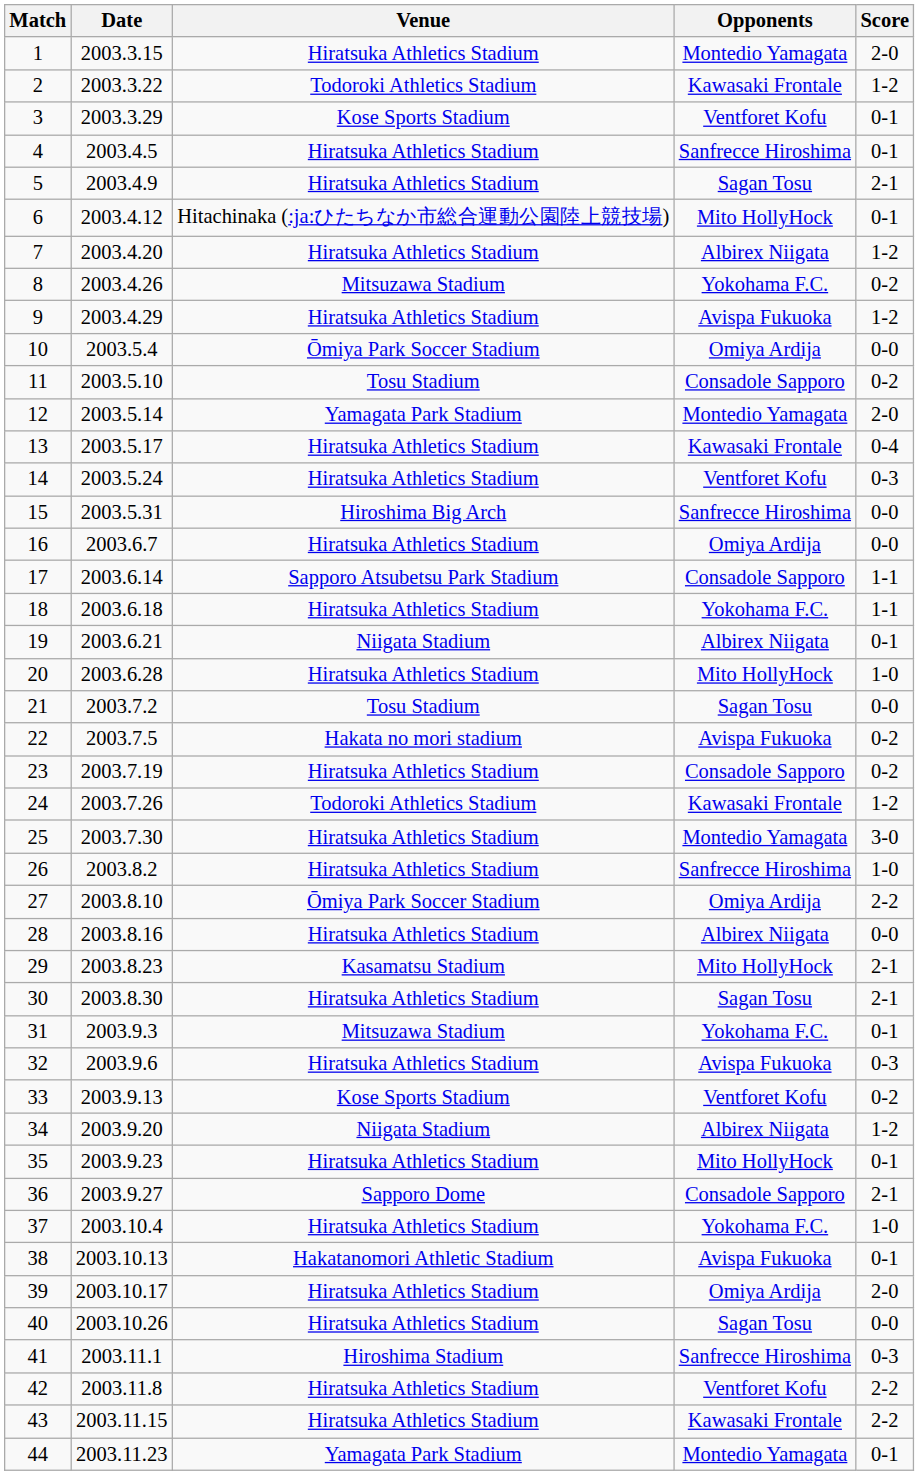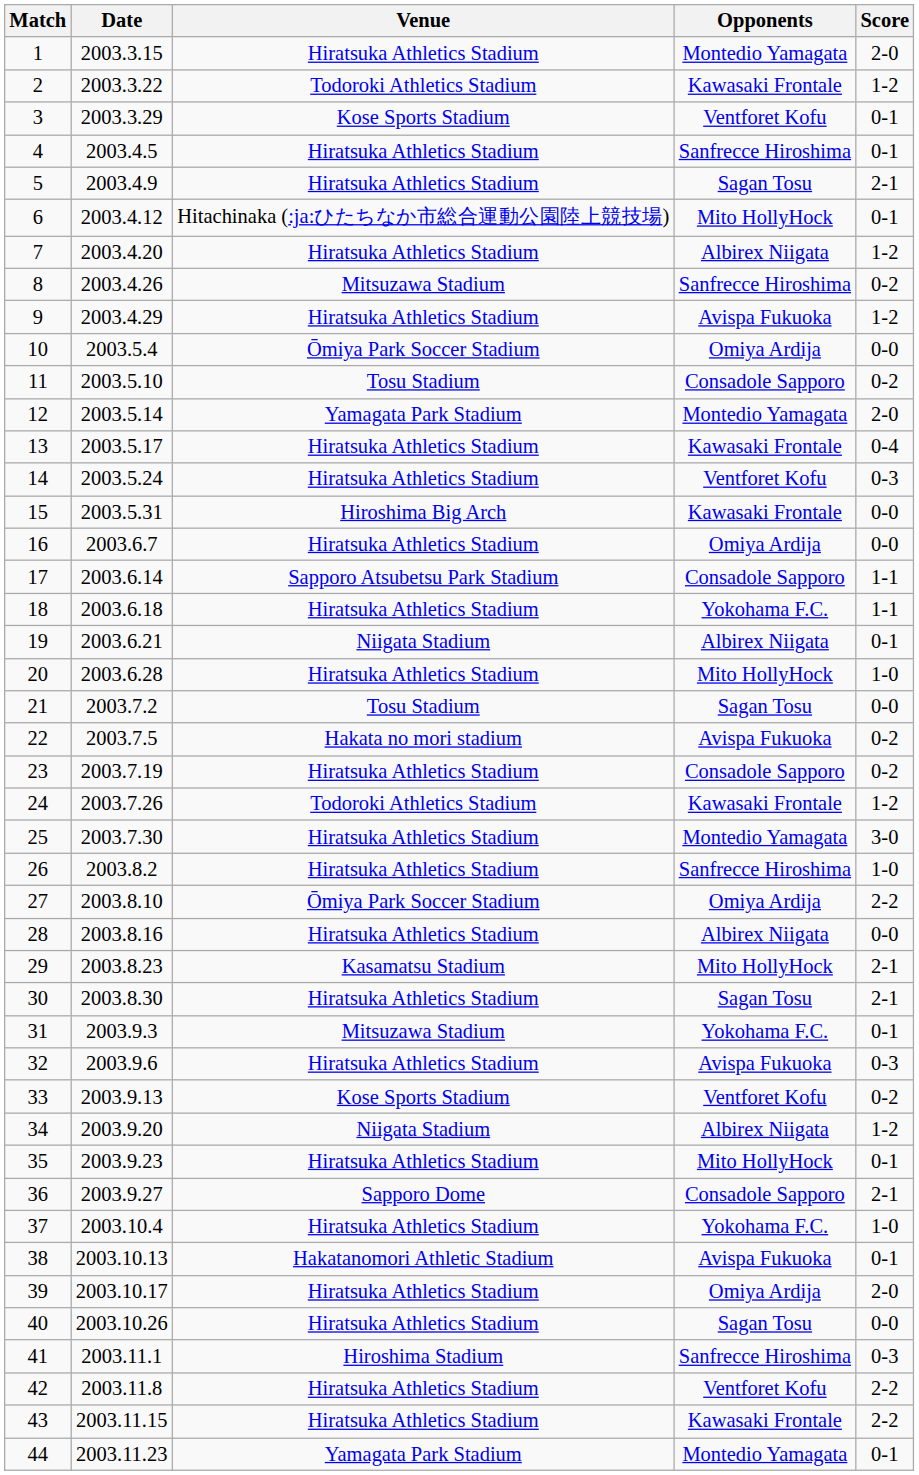(765, 284) Yokohama F.C. -> (765, 284) Sanfrecce Hiroshima
(765, 511) Sanfrecce Hiroshima -> (765, 511) Kawasaki Frontale
